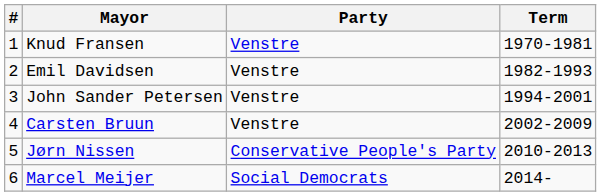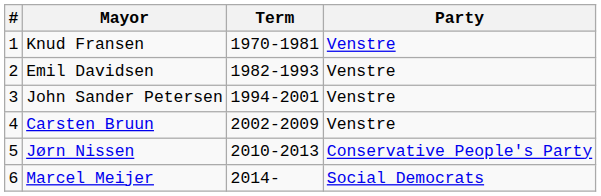columns swapped: (363, 18) <-> (548, 18)
